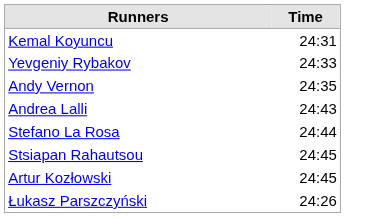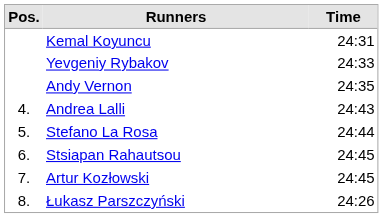+ column: (24, 16)
